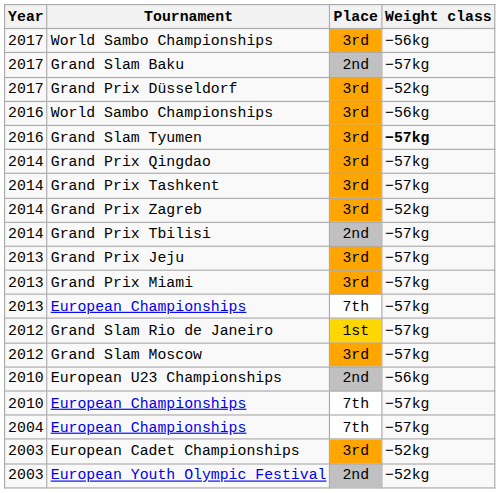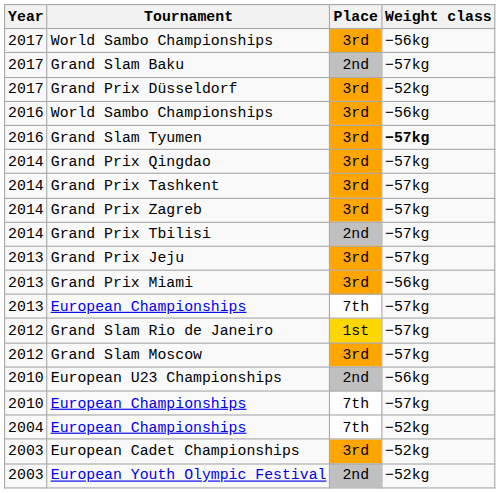(407, 210) −52kg -> (407, 210) −57kg
(407, 282) −57kg -> (407, 282) −56kg
(407, 427) −57kg -> (407, 427) −52kg
